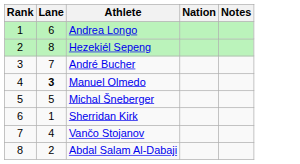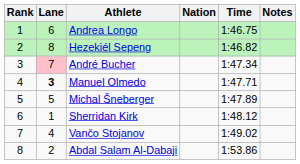+ column: (239, 13)
(51, 64) no background -> (51, 64) pink background
